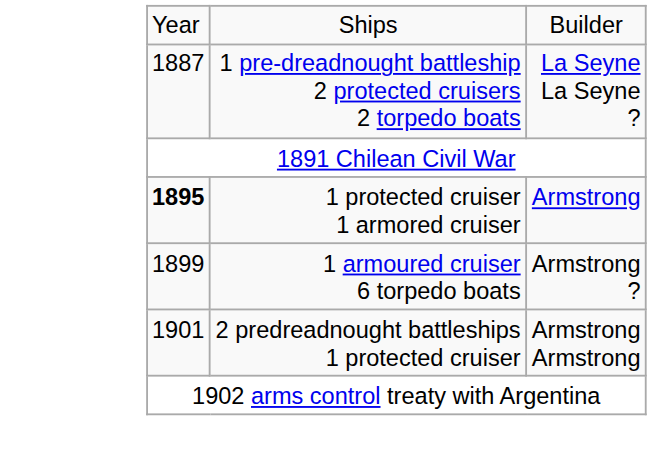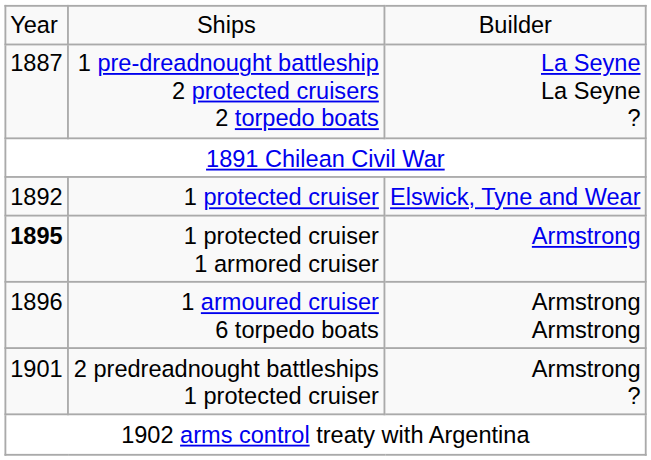+ row: (281, 197)
(178, 263) 1899 -> (36, 302) 1896
(586, 277) Armstrong ? -> (586, 316) Armstrong Armstrong
(586, 343) Armstrong Armstrong -> (586, 382) Armstrong ?
